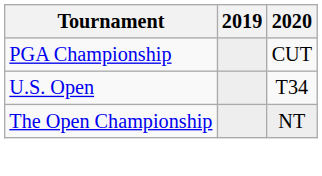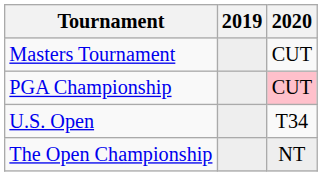+ row: (92, 54)
(292, 54) no background -> (292, 88) pink background
